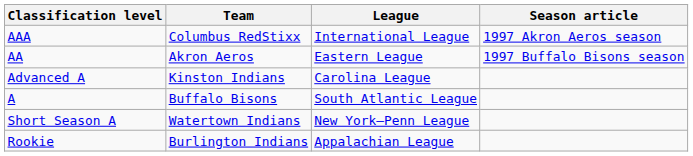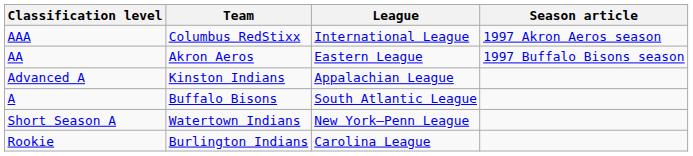(372, 78) Carolina League -> (384, 78) Appalachian League
(384, 141) Appalachian League -> (372, 141) Carolina League
